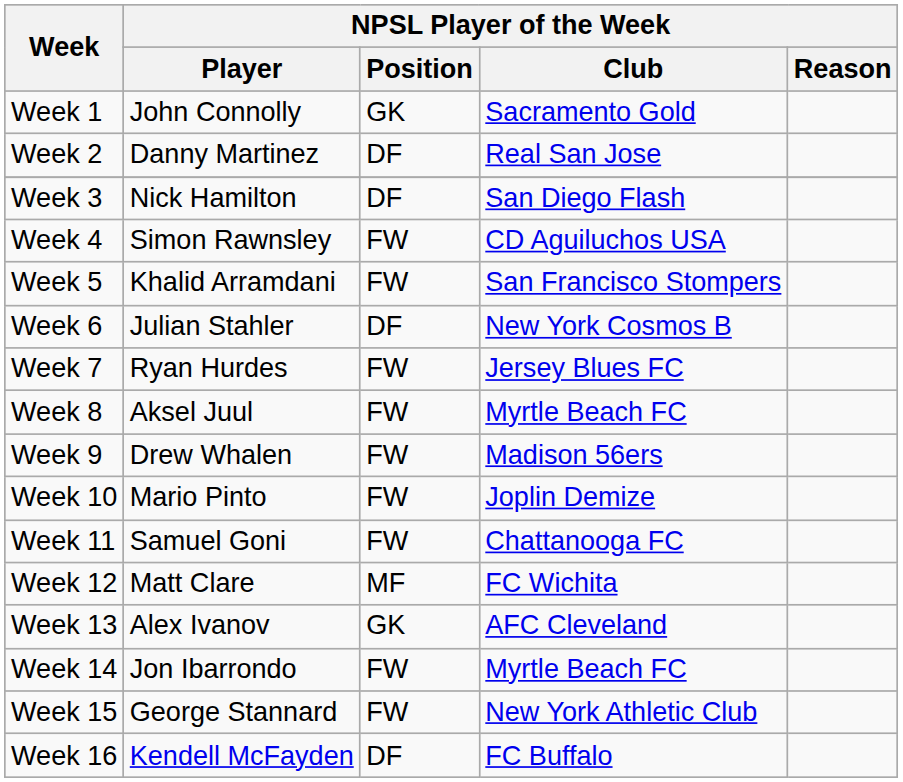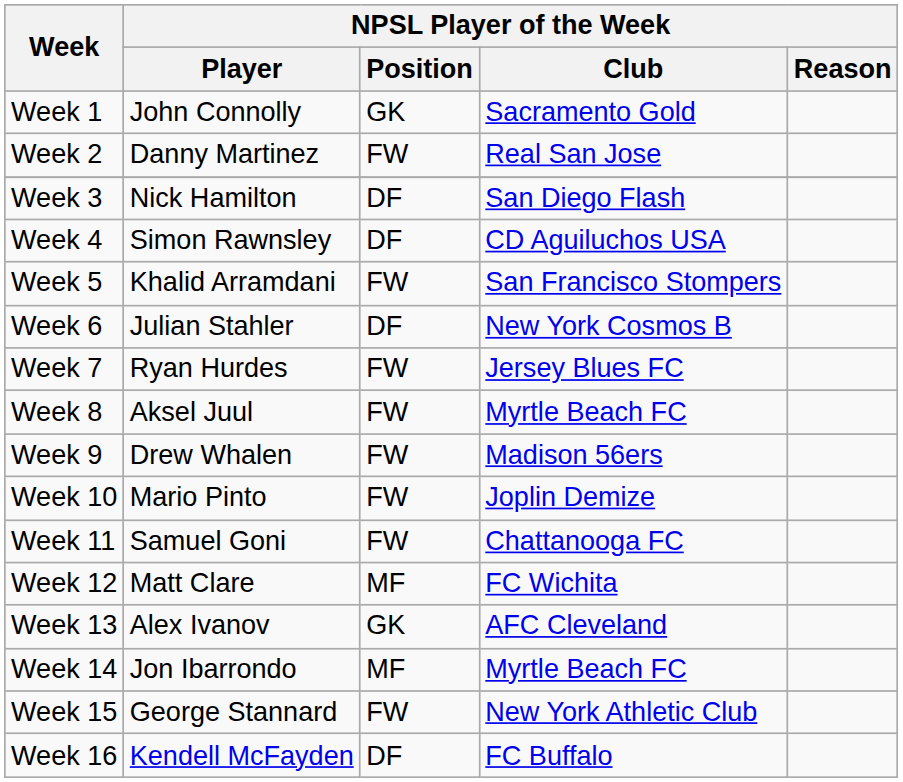(384, 154) DF -> (387, 154) FW
(387, 240) FW -> (384, 240) DF
(387, 669) FW -> (386, 669) MF
